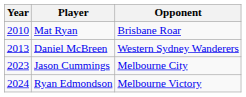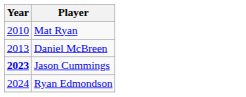- column: (178, 13)
(18, 65) normal -> (18, 65) bold
